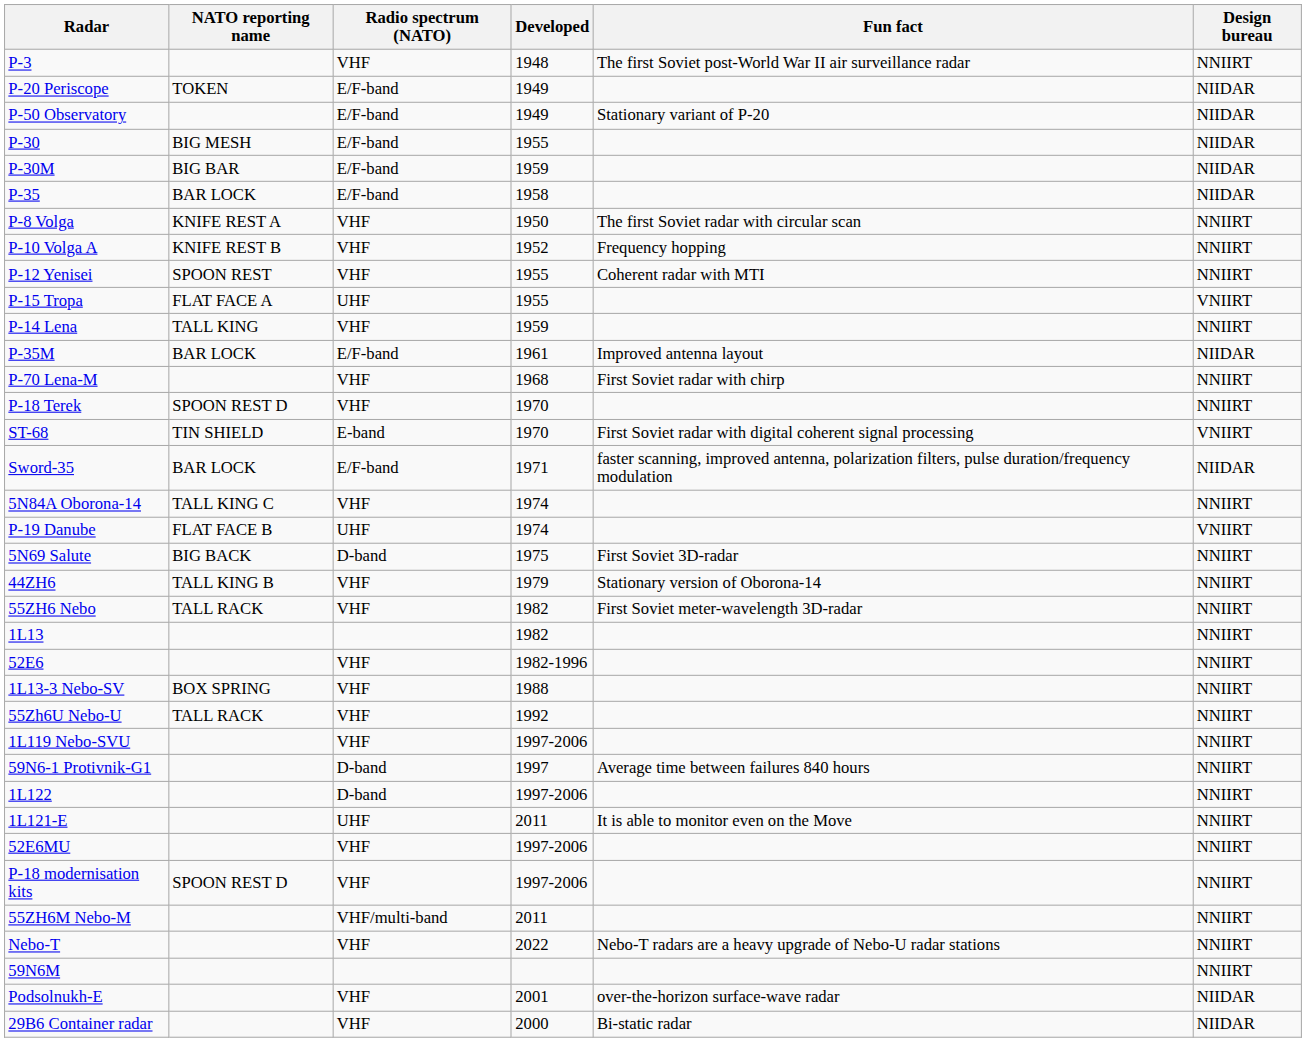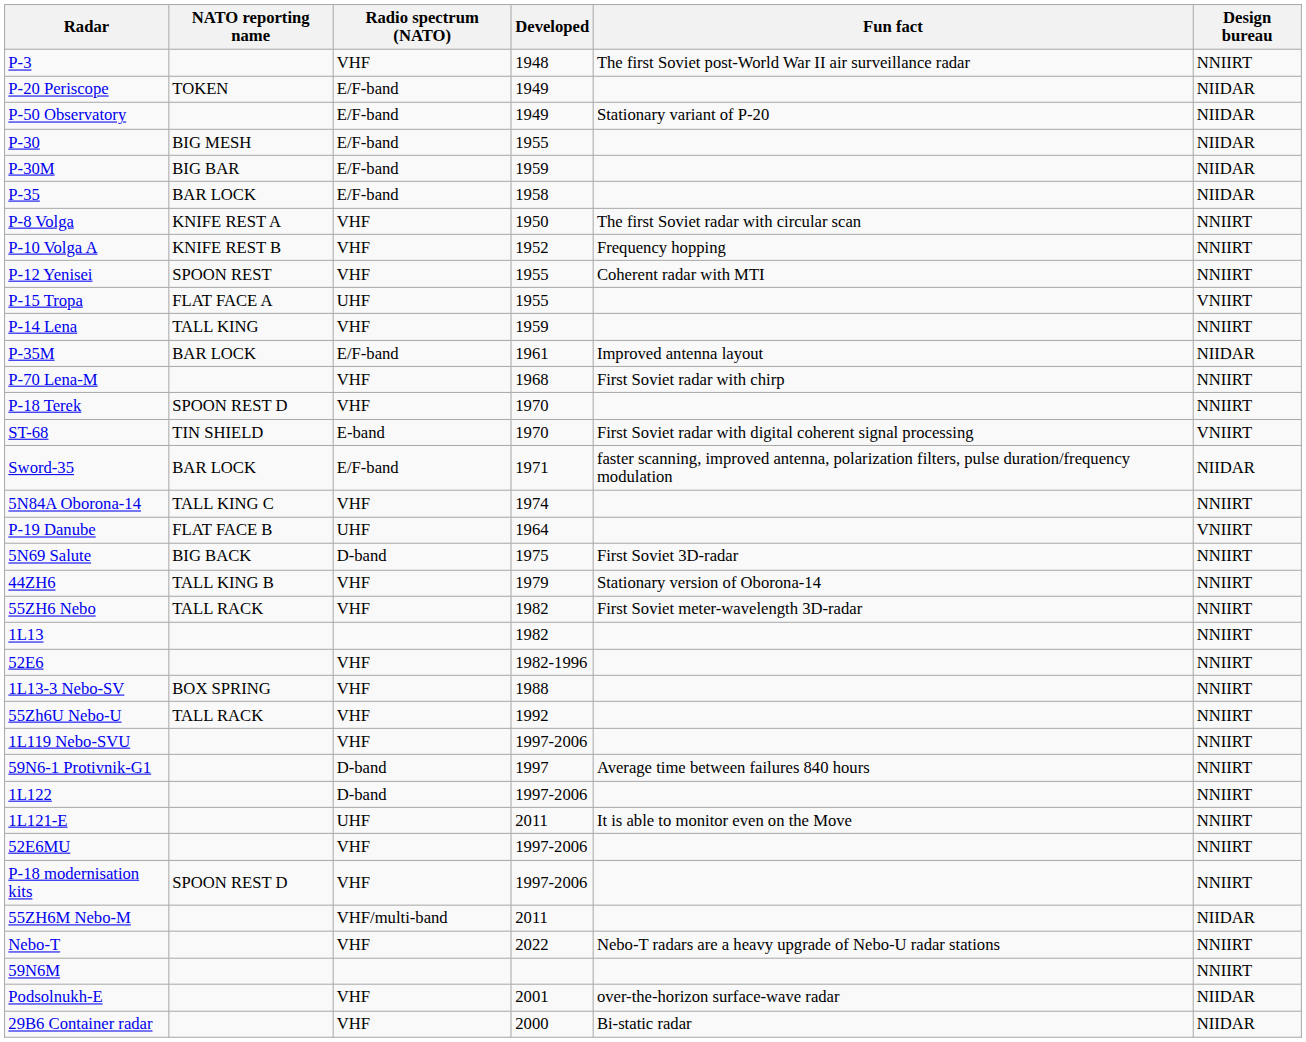(532, 530) 1974 -> (532, 530) 1964
(1224, 918) NNIIRT -> (1226, 918) NIIDAR
